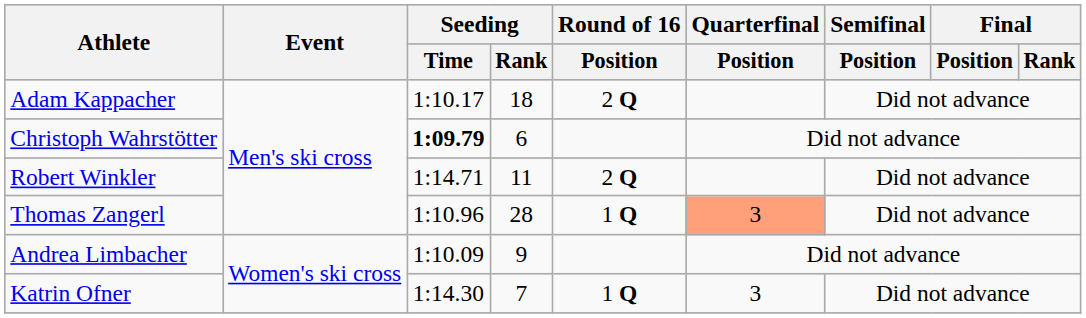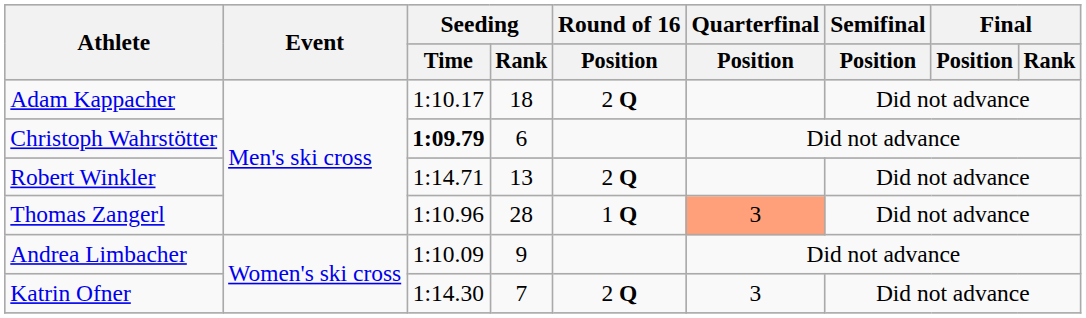(521, 177) 11 -> (521, 177) 13
(619, 293) 1 Q -> (619, 293) 2 Q
